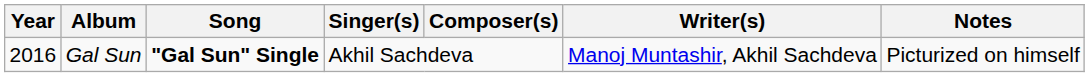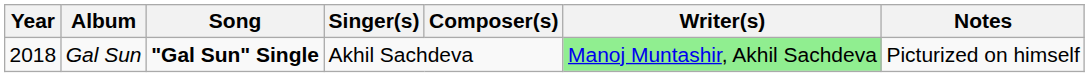(33, 54) 2016 -> (33, 54) 2018
(722, 54) no background -> (722, 54) lightgreen background
